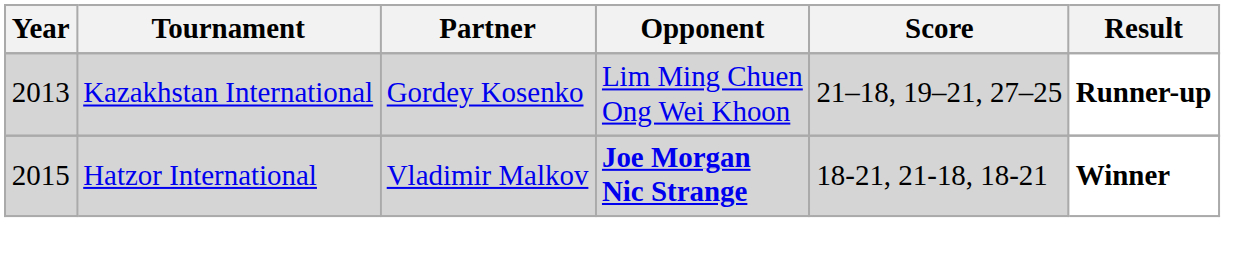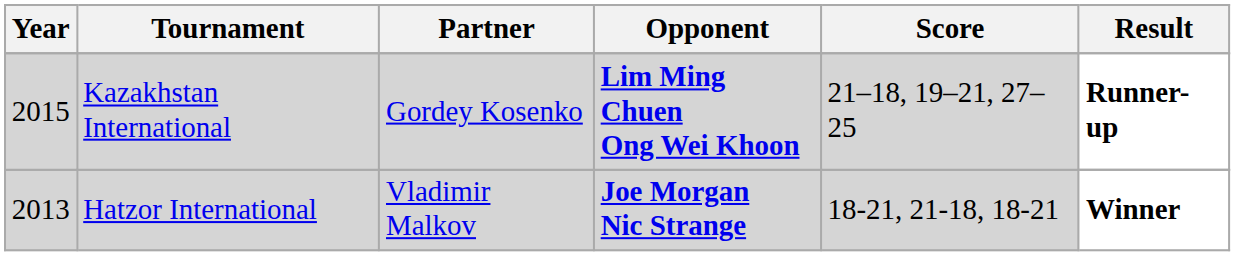(41, 93) 2013 -> (41, 110) 2015
(702, 93) normal -> (700, 110) bold
(41, 175) 2015 -> (41, 209) 2013
